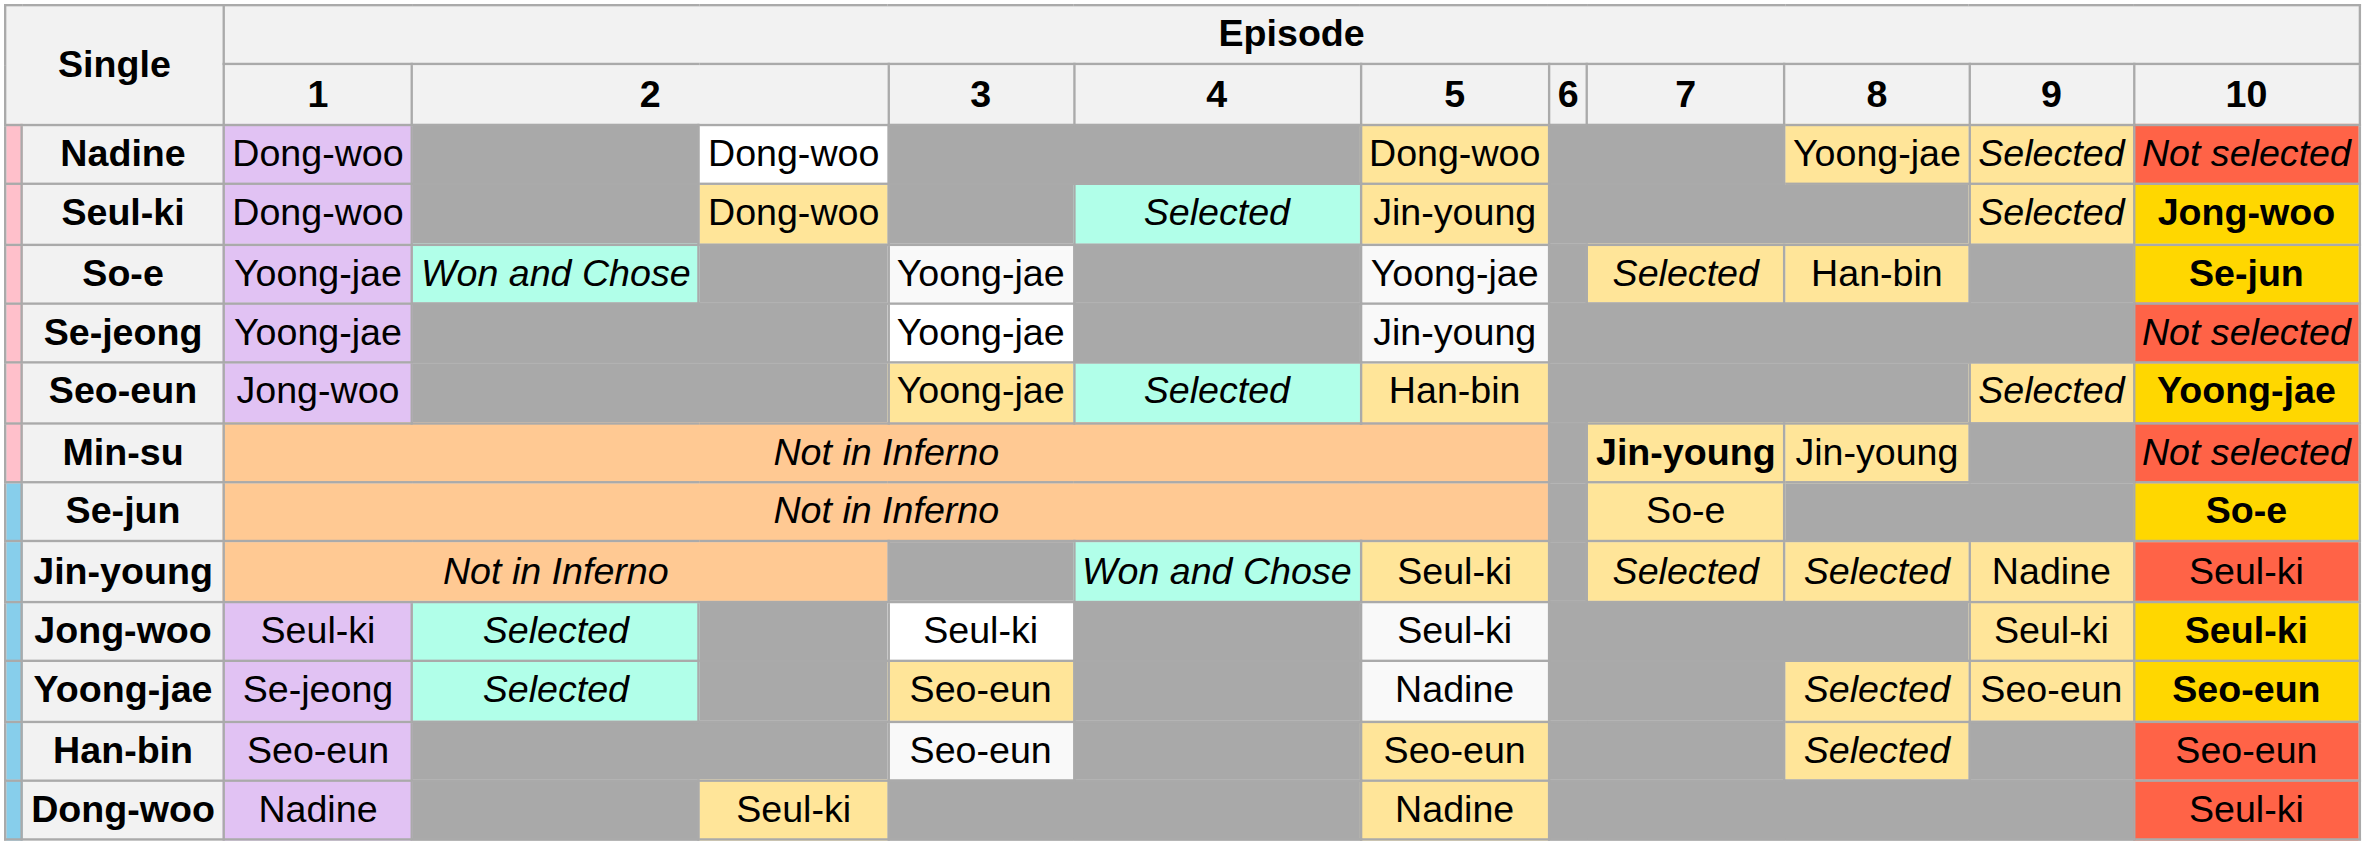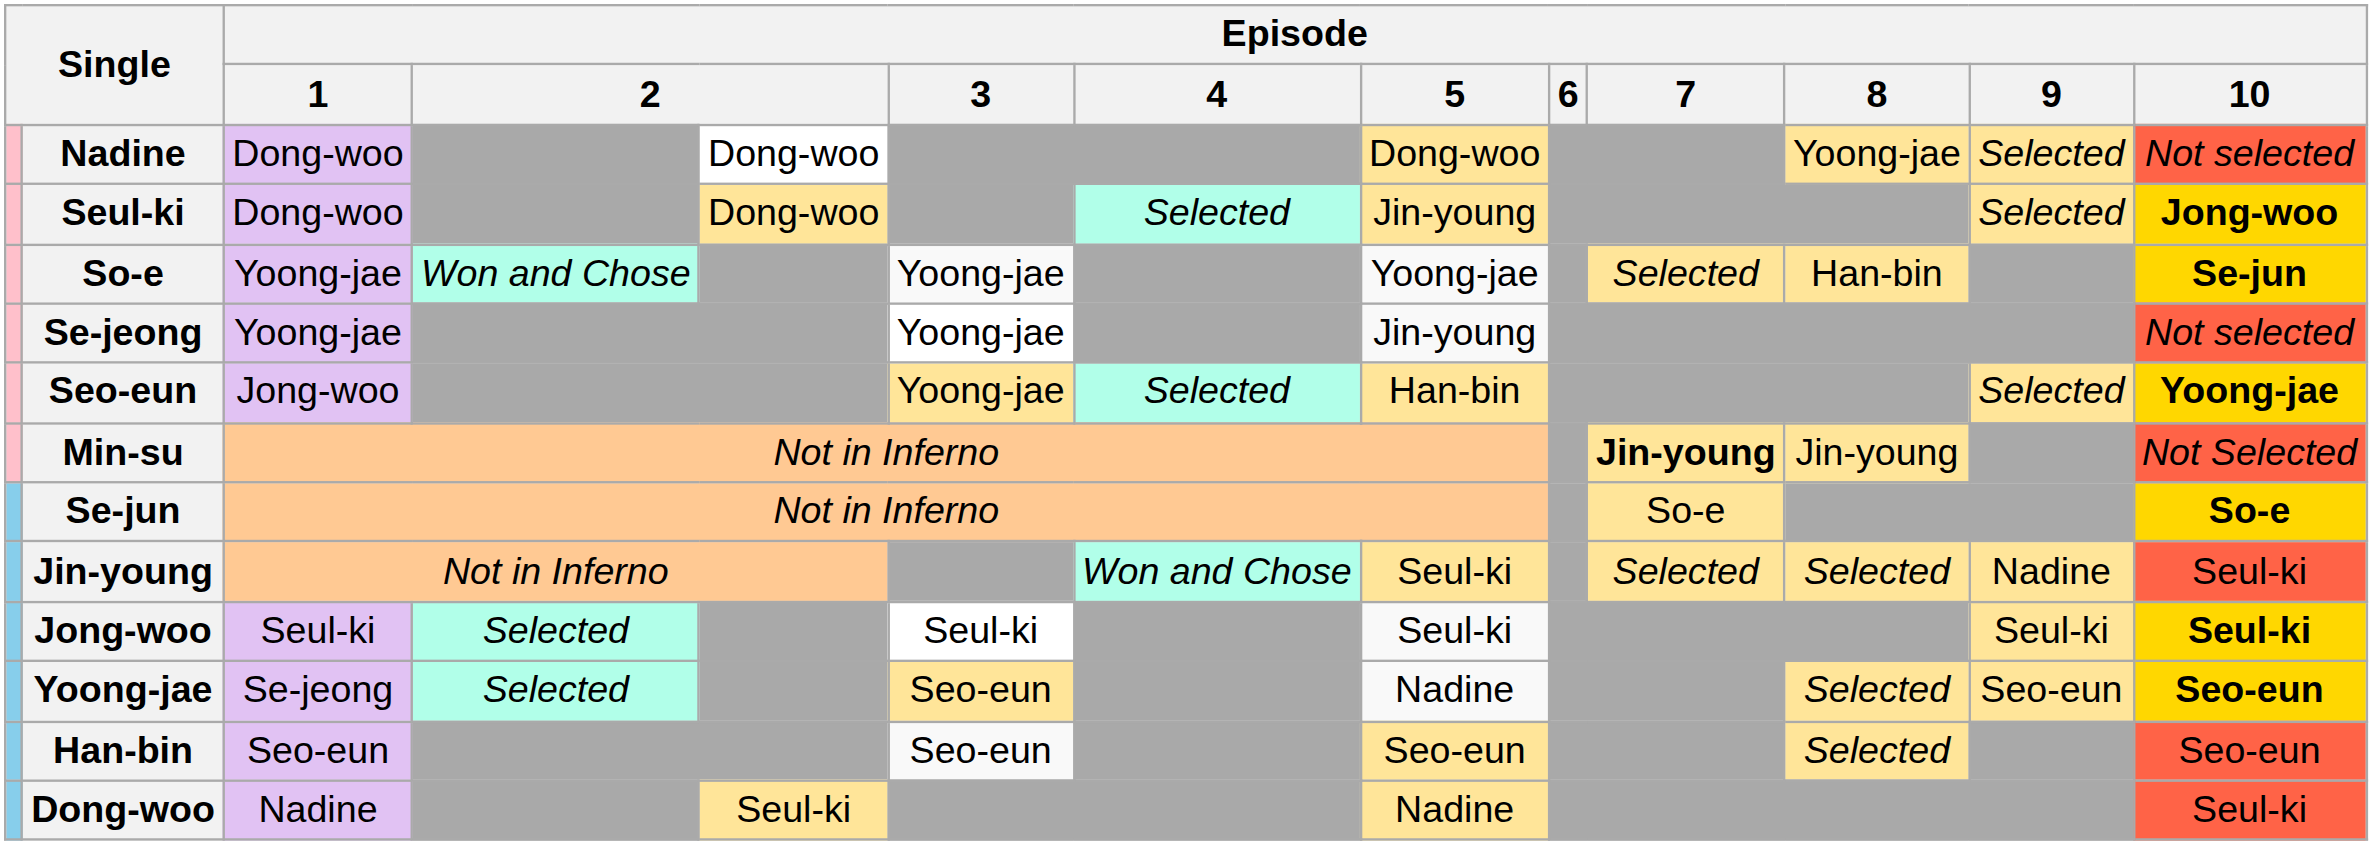(2246, 451) Not selected -> (2250, 451) Not Selected
